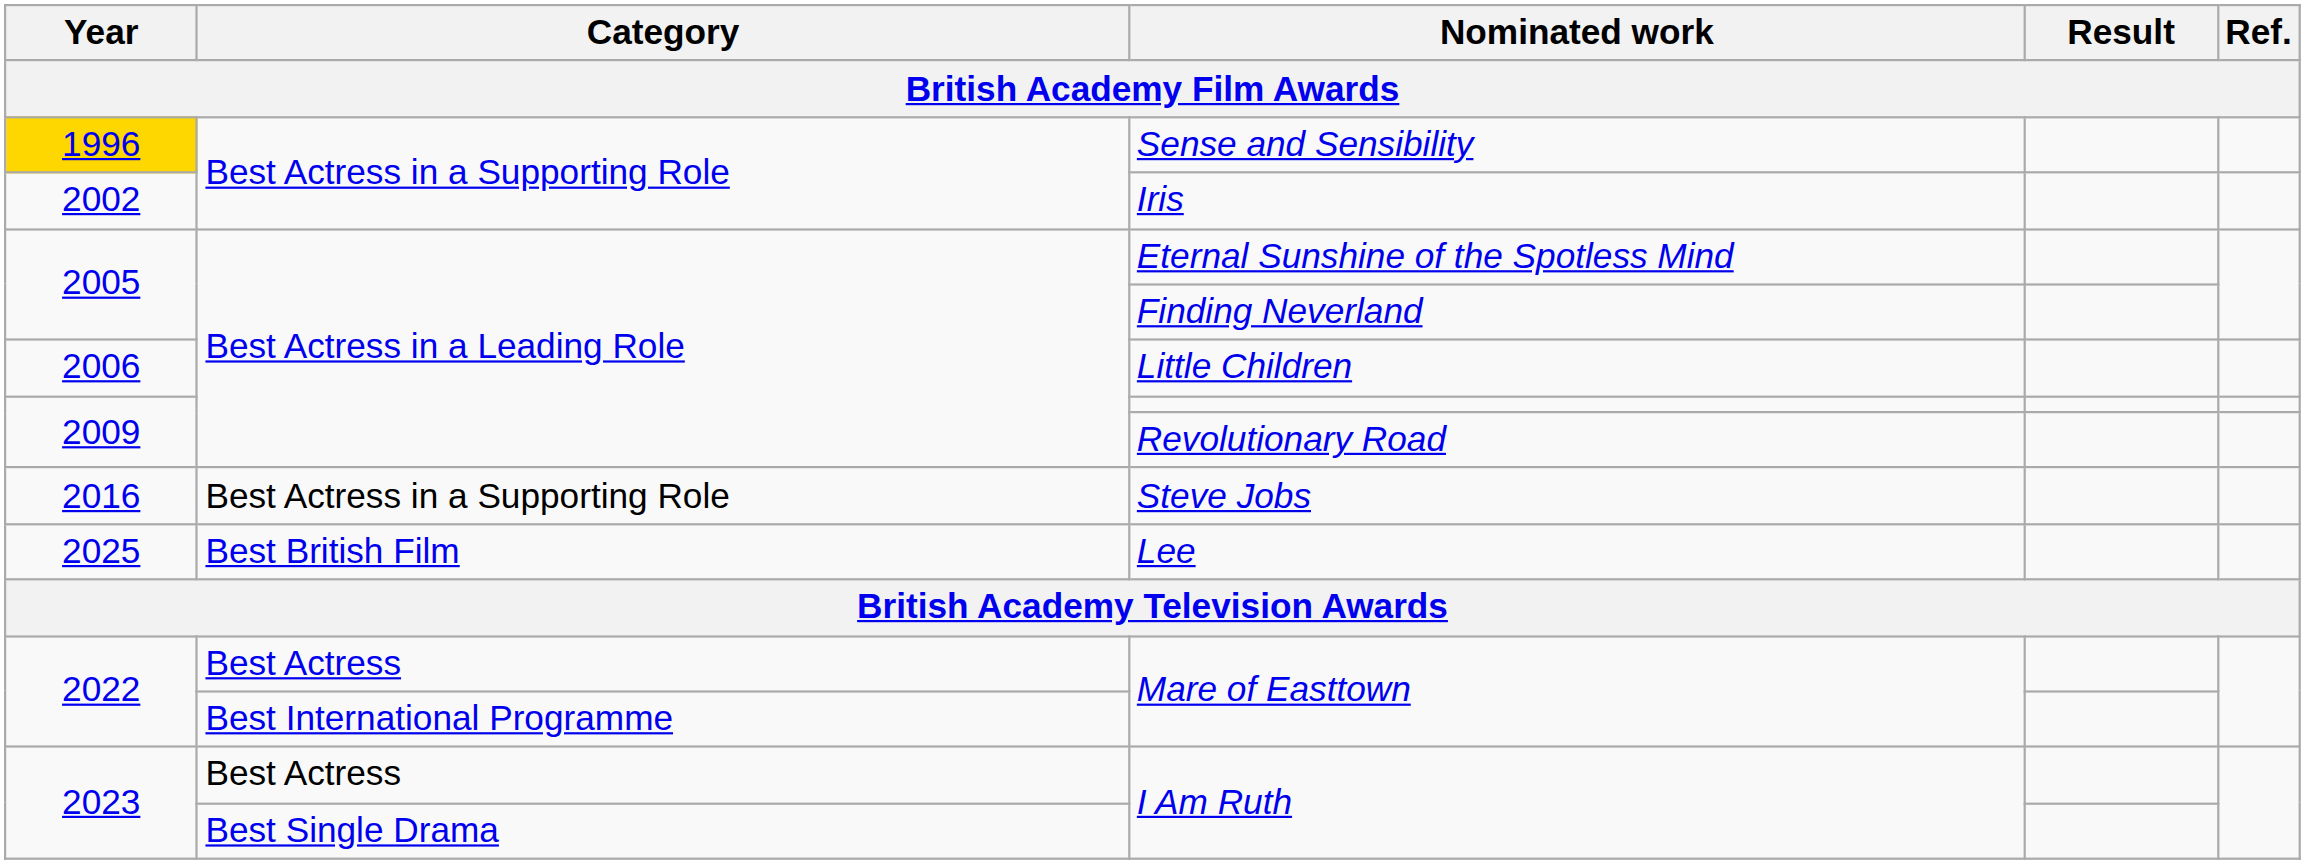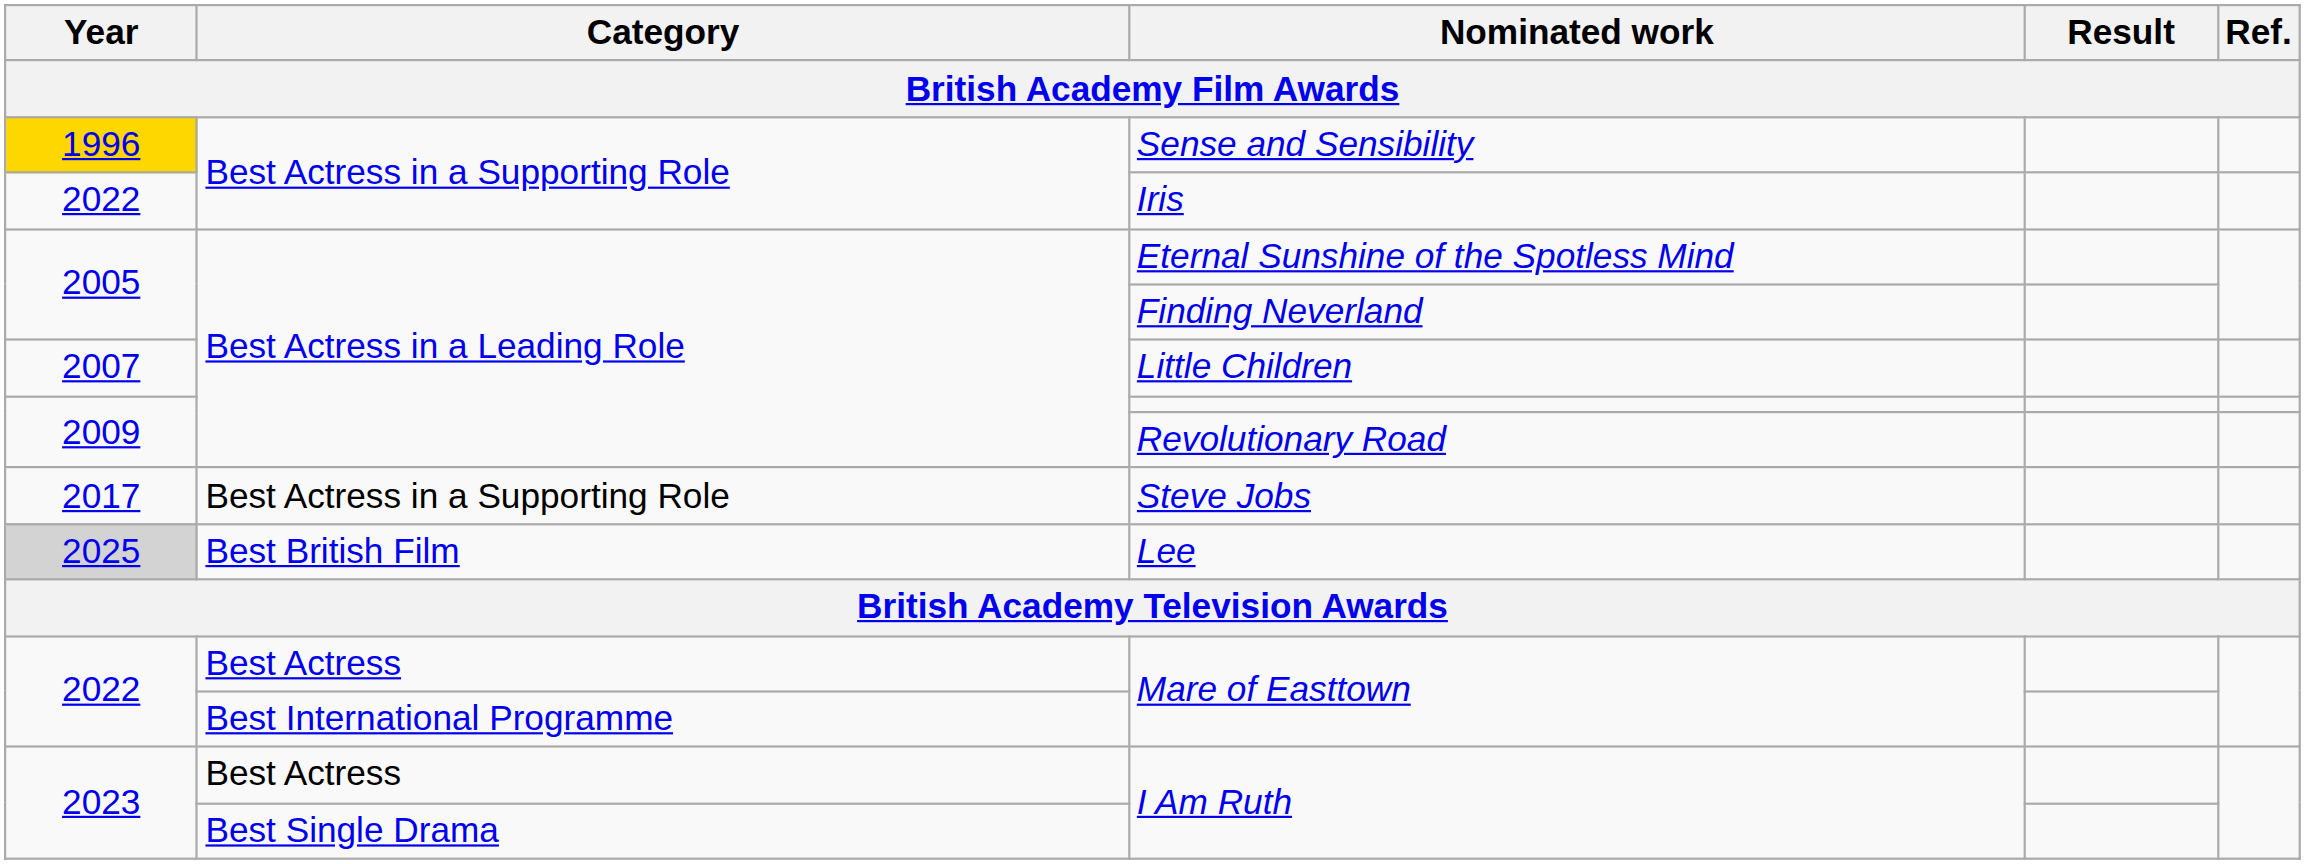(101, 199) 2002 -> (101, 199) 2022
(101, 367) 2006 -> (101, 367) 2007
(101, 495) 2016 -> (101, 495) 2017
(101, 551) no background -> (101, 551) lightgrey background
